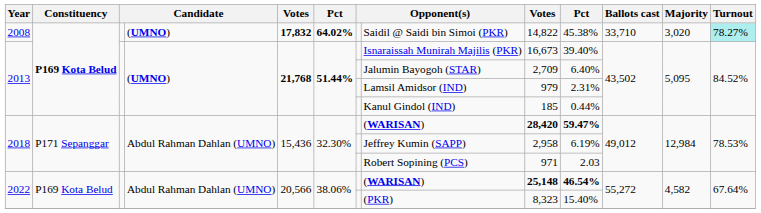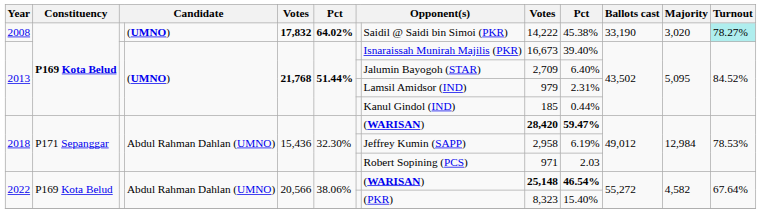(543, 32) 14,822 -> (543, 32) 14,222
(620, 32) 33,710 -> (620, 32) 33,190
